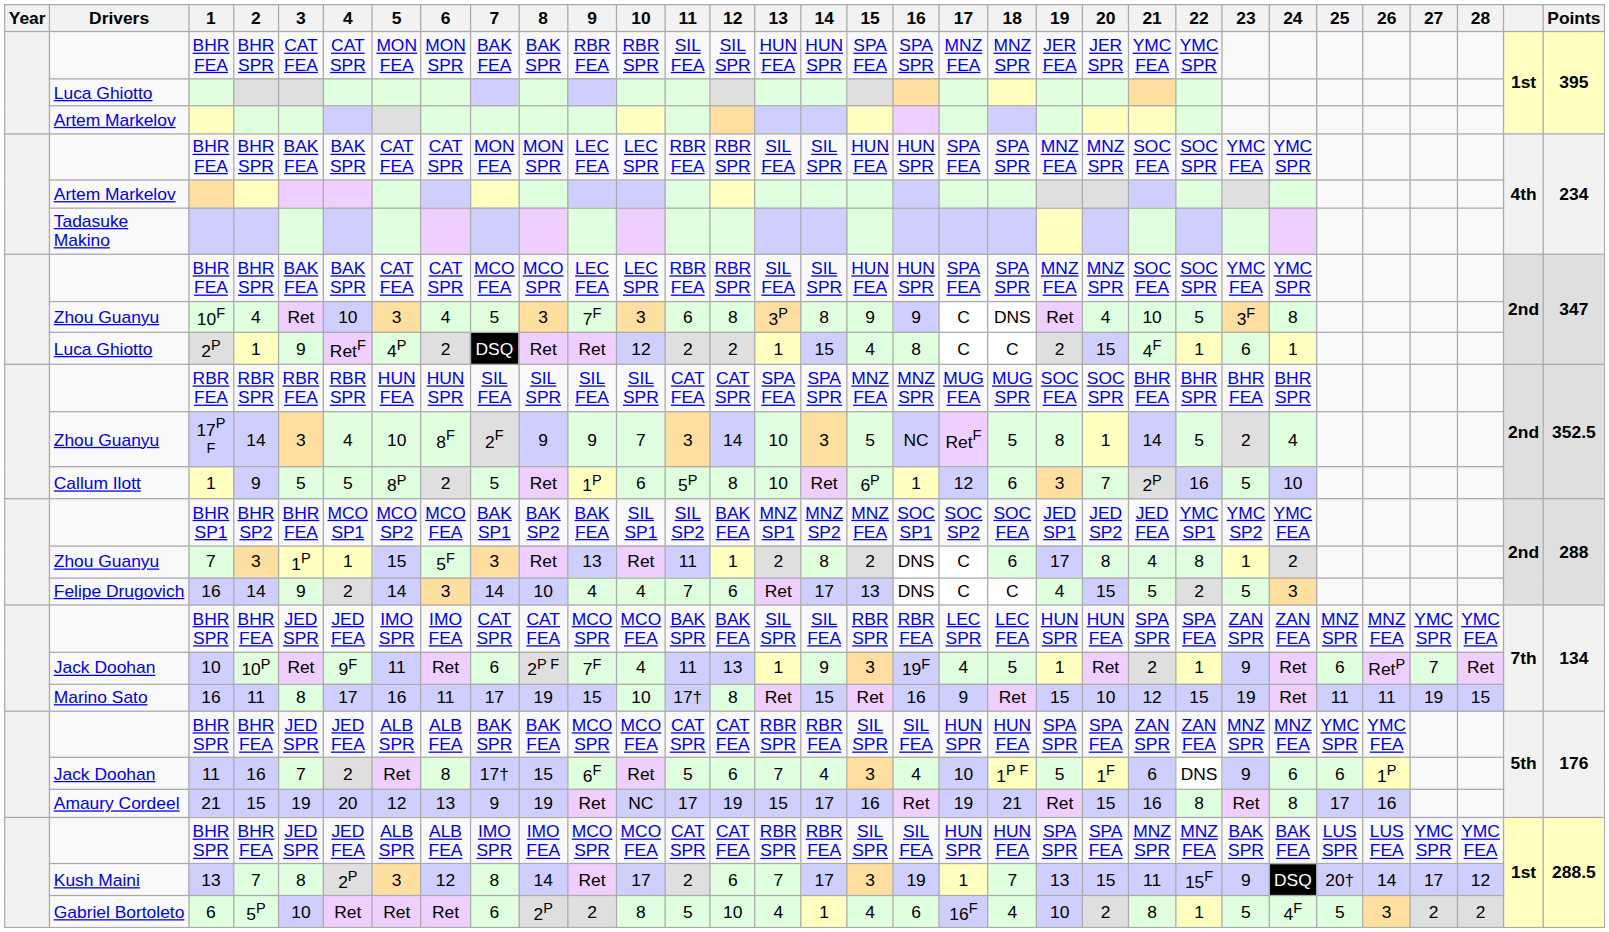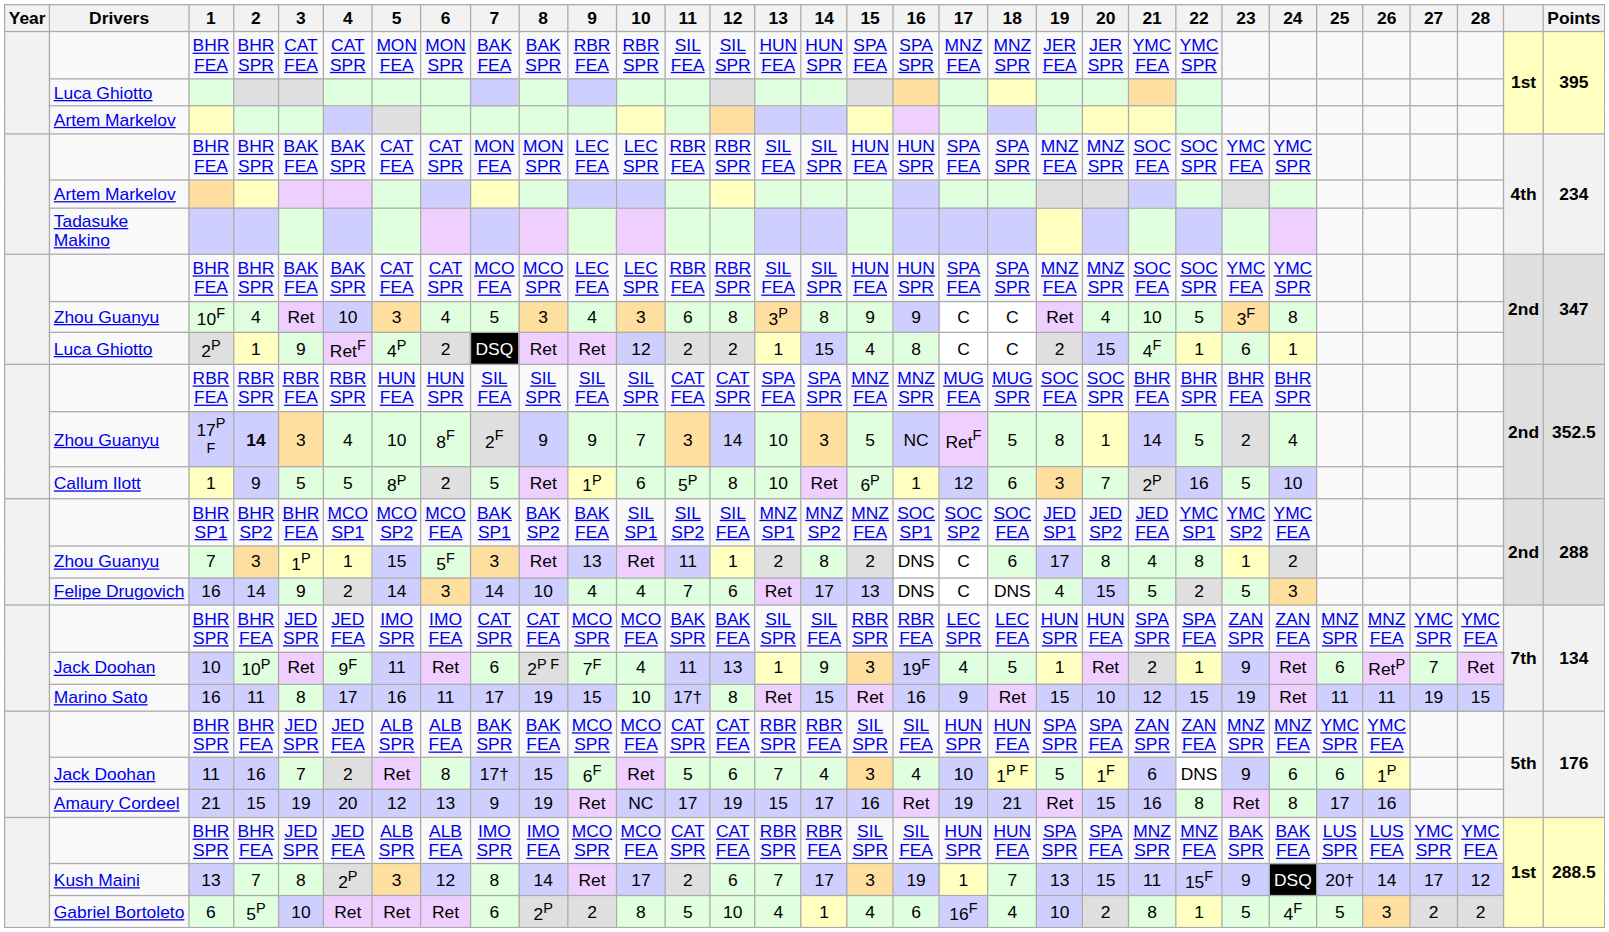(592, 317) 7F -> (592, 317) 4
(1012, 317) DNS -> (1012, 317) C
(256, 439) normal -> (256, 439) bold
(733, 522) BAK FEA -> (733, 522) SIL FEA
(1012, 591) C -> (1012, 591) DNS
